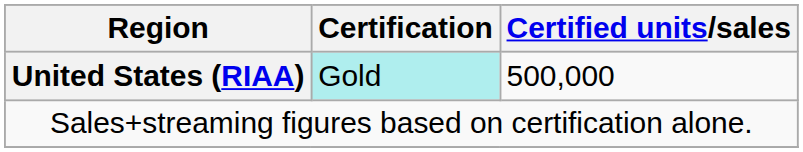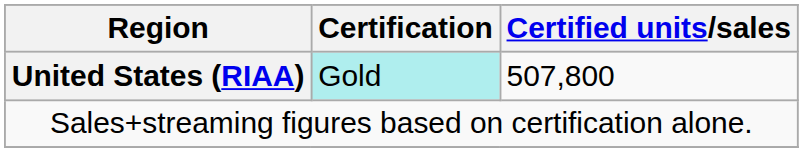(561, 75) 500,000 -> (561, 75) 507,800
